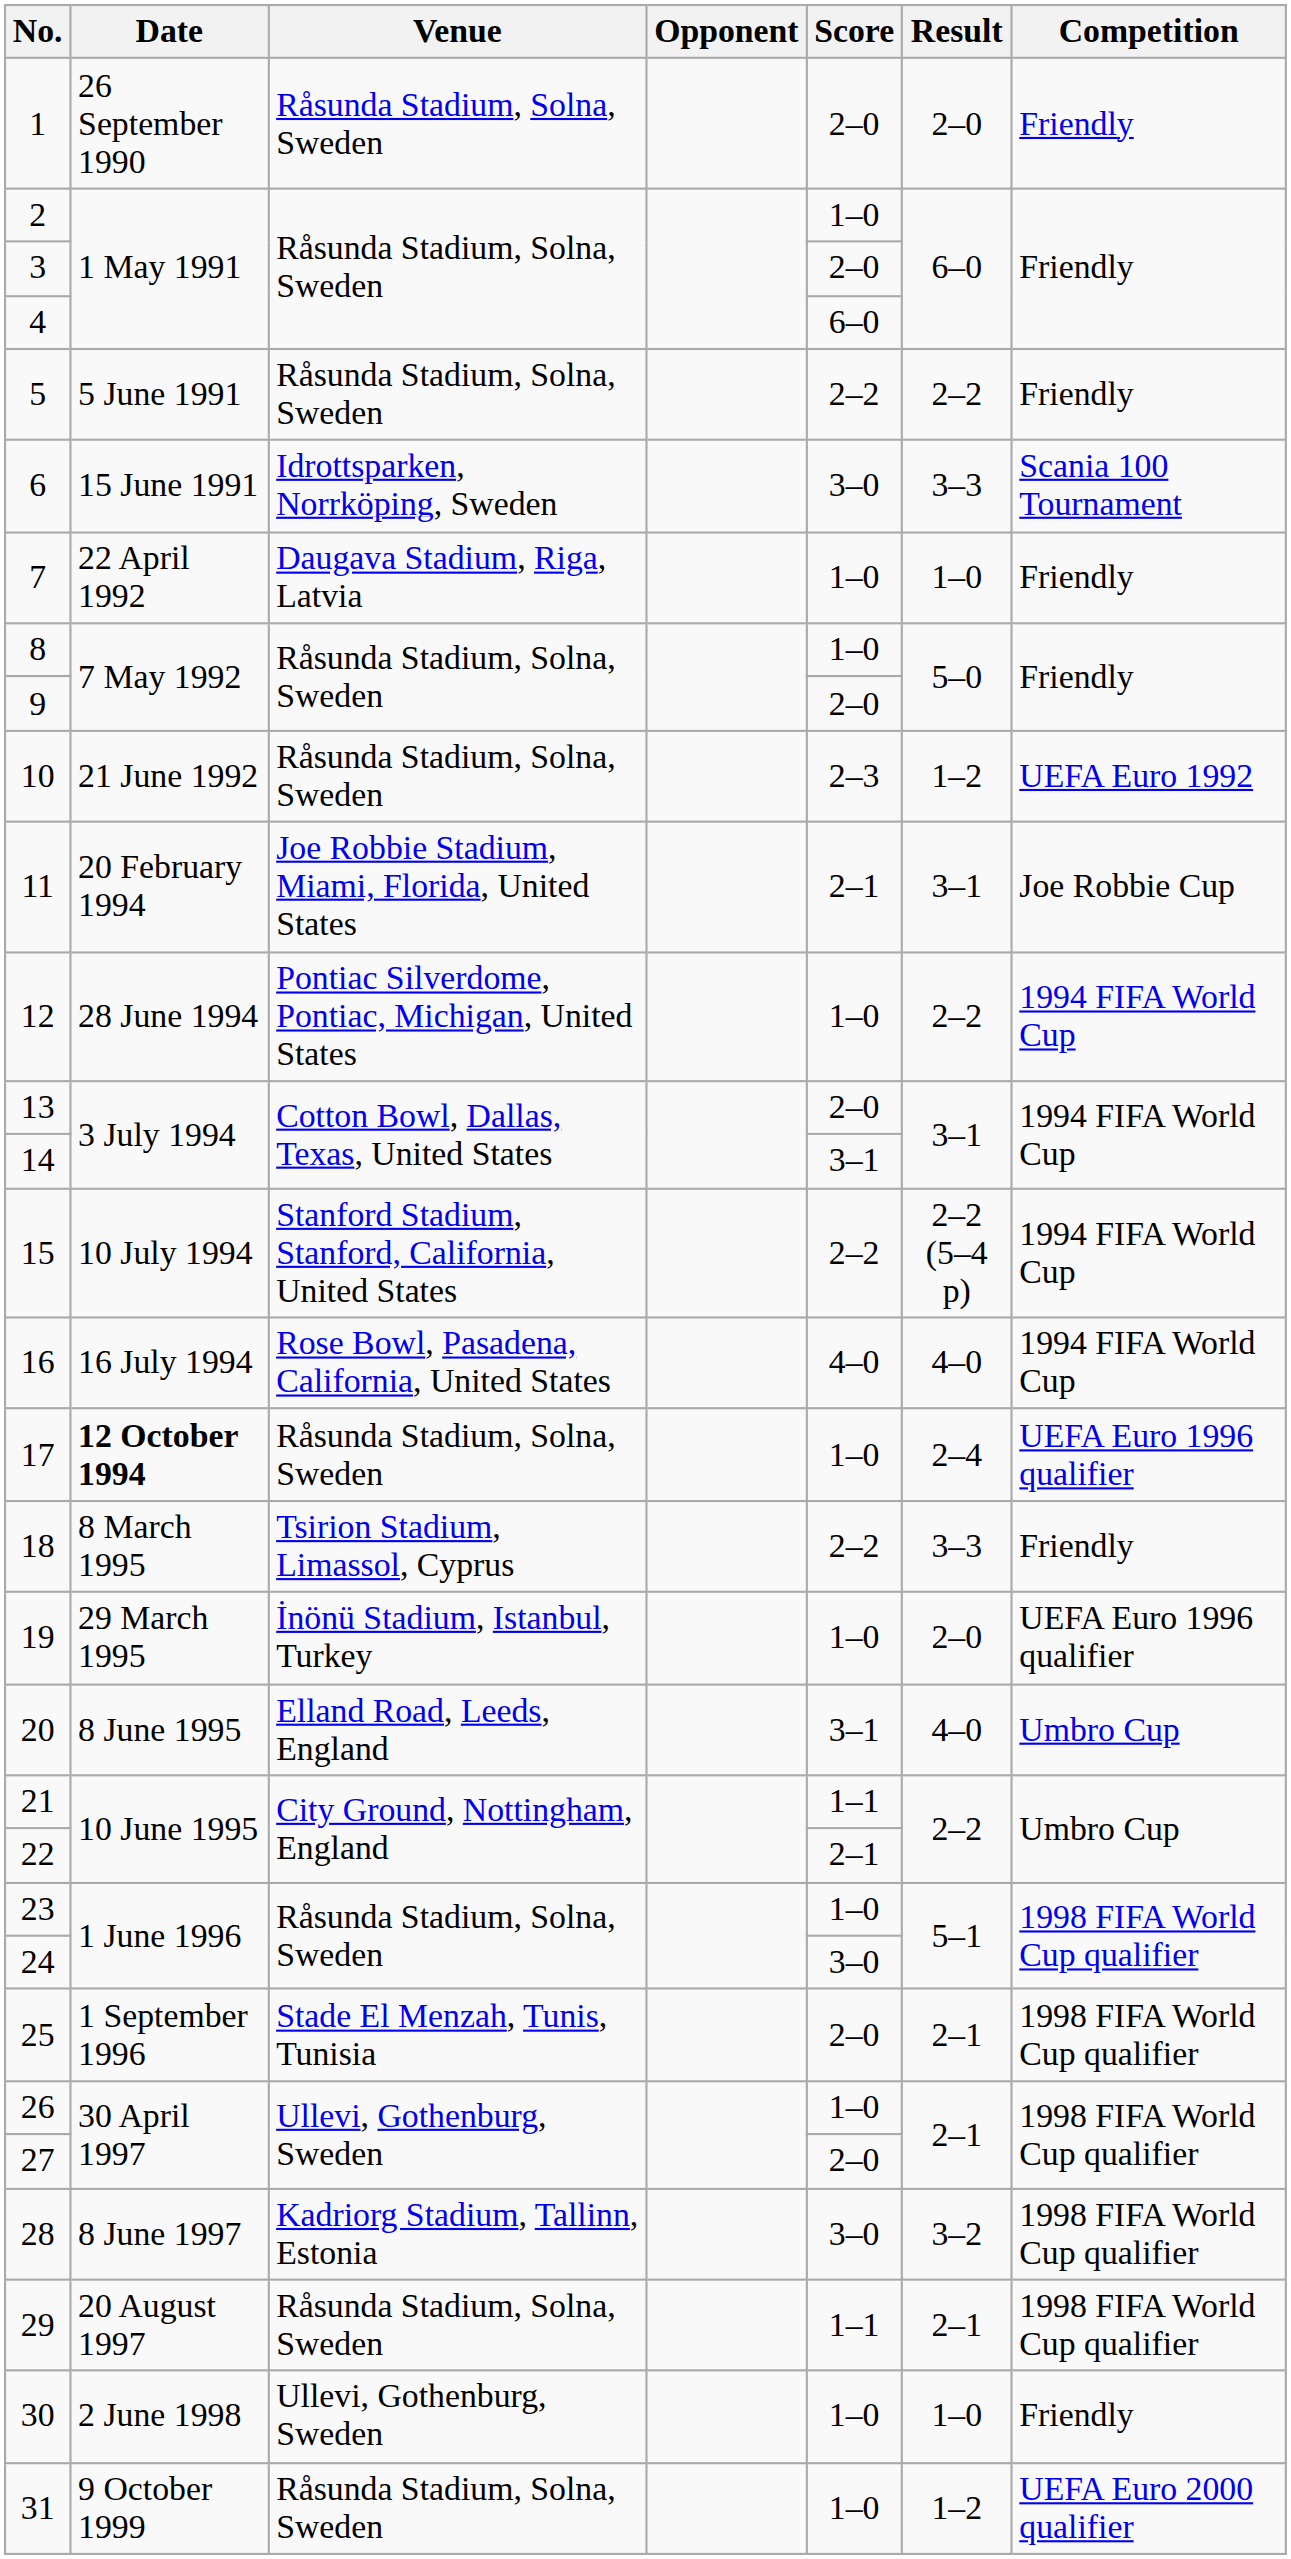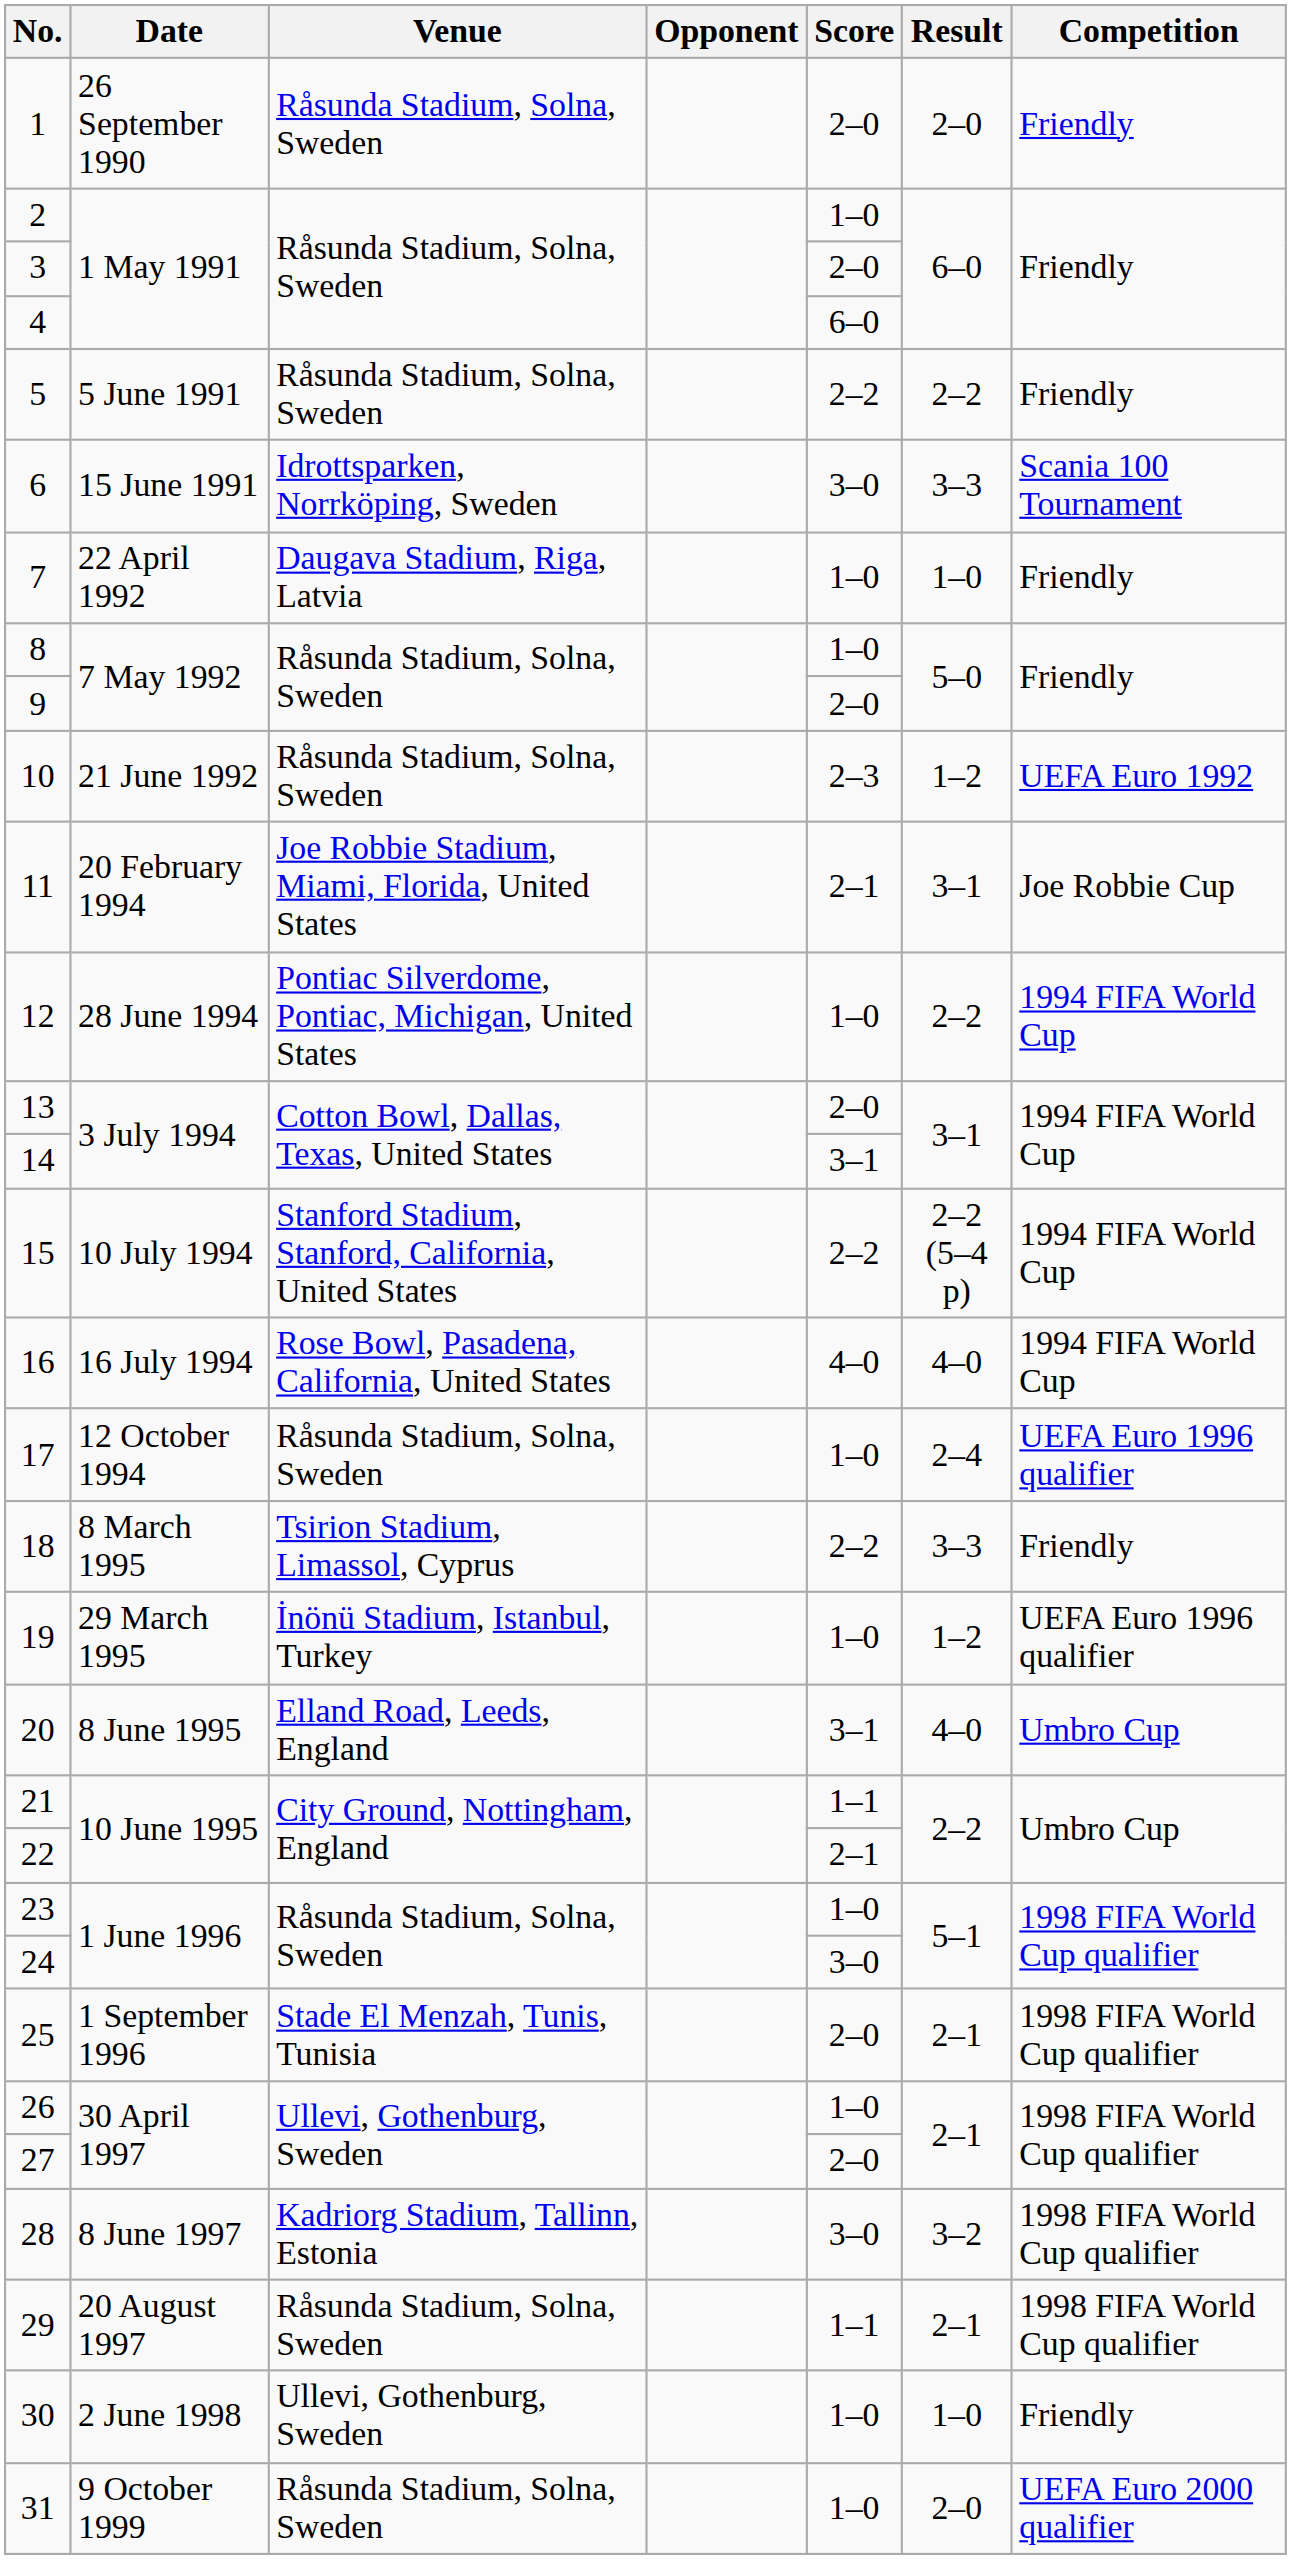(158, 1454) bold -> (154, 1454) normal
(957, 1637) 2–0 -> (957, 1637) 1–2
(957, 2507) 1–2 -> (957, 2507) 2–0
